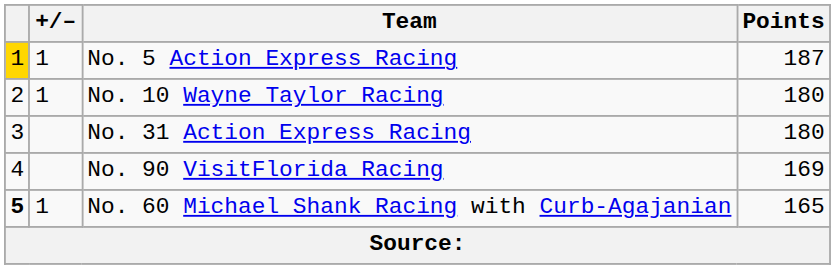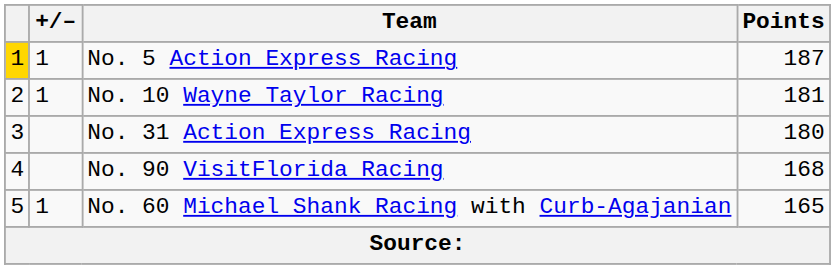(804, 97) 180 -> (804, 97) 181
(804, 171) 169 -> (804, 171) 168
(17, 208) bold -> (17, 208) normal
